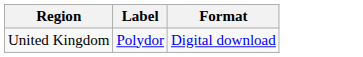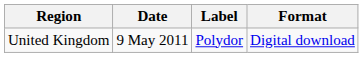+ column: (152, 16)
